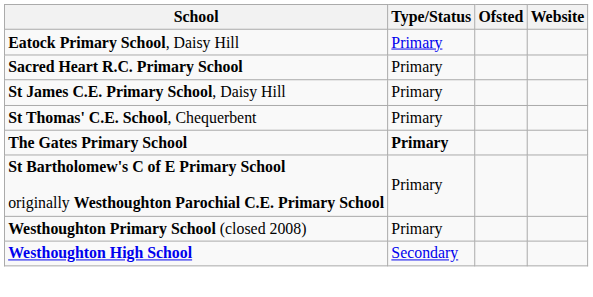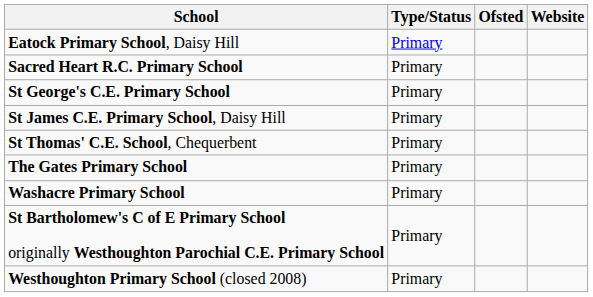+ row: (119, 92)
(420, 142) bold -> (417, 167) normal
+ row: (96, 192)
- row: (100, 253)
